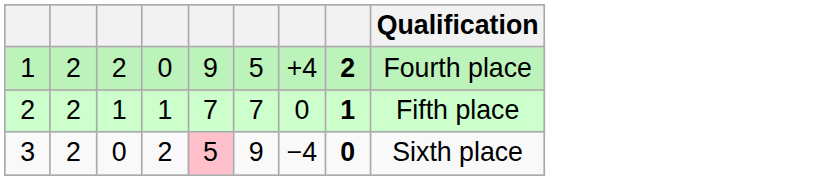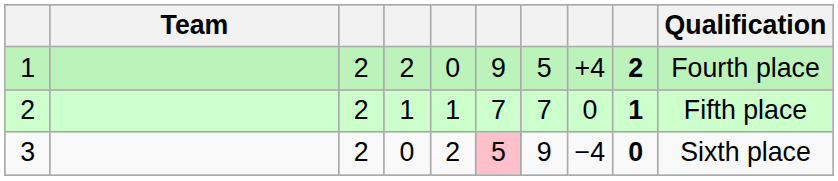+ column: (194, 25)
